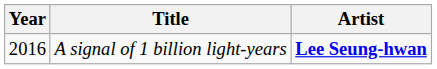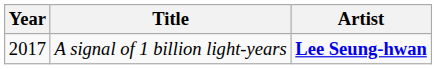(27, 48) 2016 -> (27, 48) 2017
